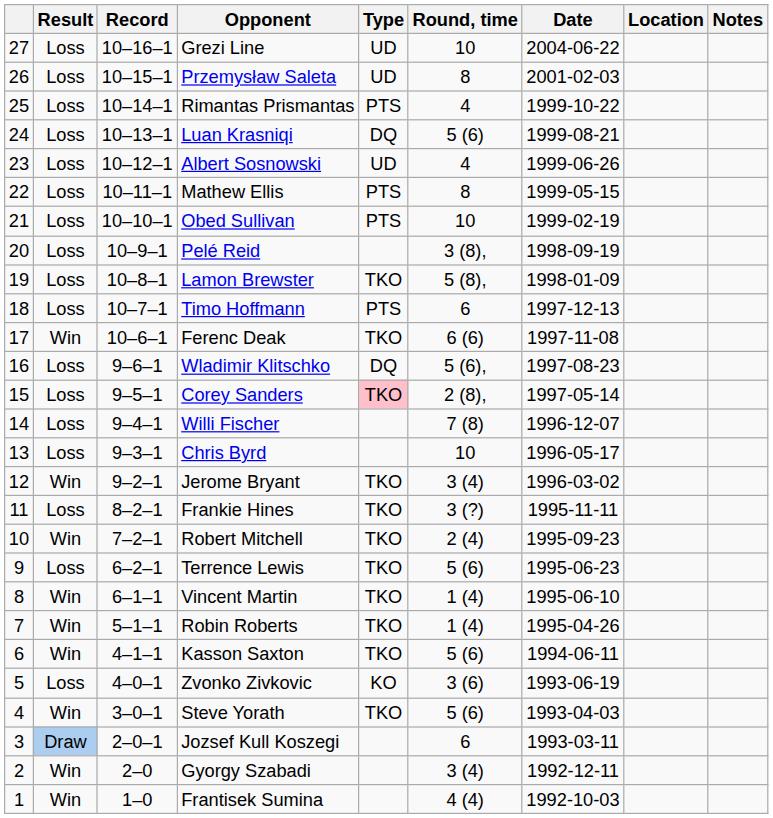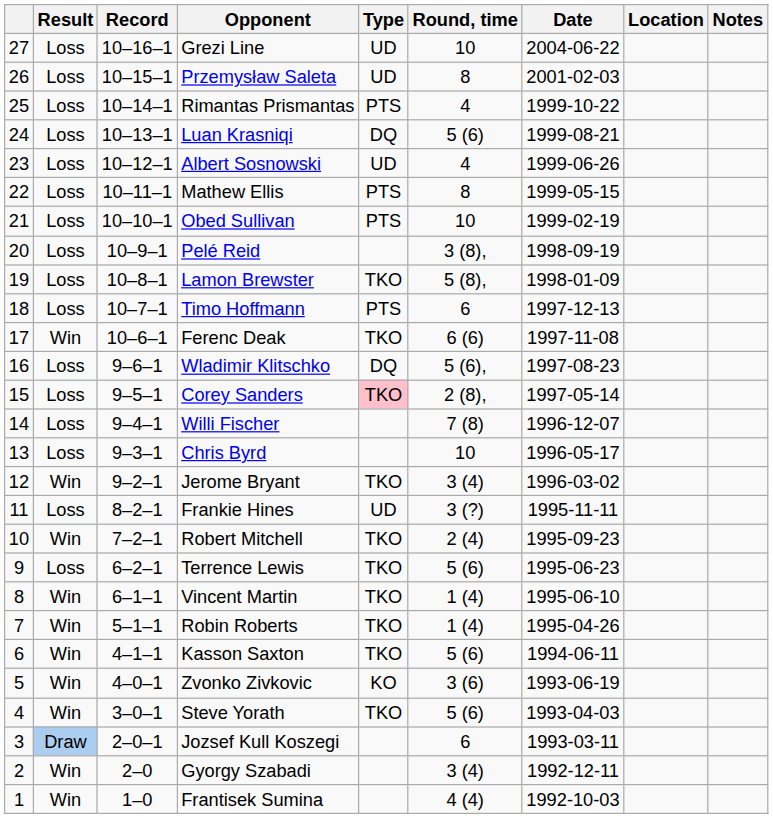(383, 510) TKO -> (383, 510) UD
(65, 683) Loss -> (65, 683) Win
